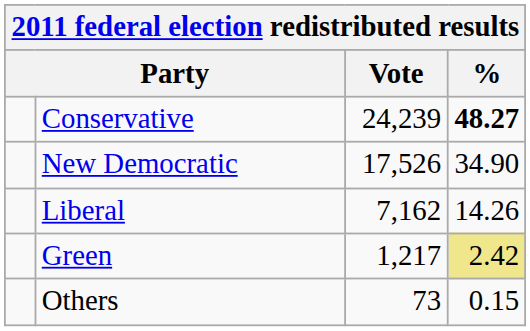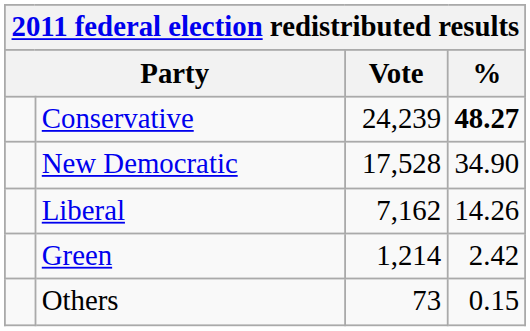(402, 164) 17,526 -> (402, 164) 17,528
(409, 255) 1,217 -> (409, 255) 1,214
(494, 255) khaki background -> (494, 255) no background
